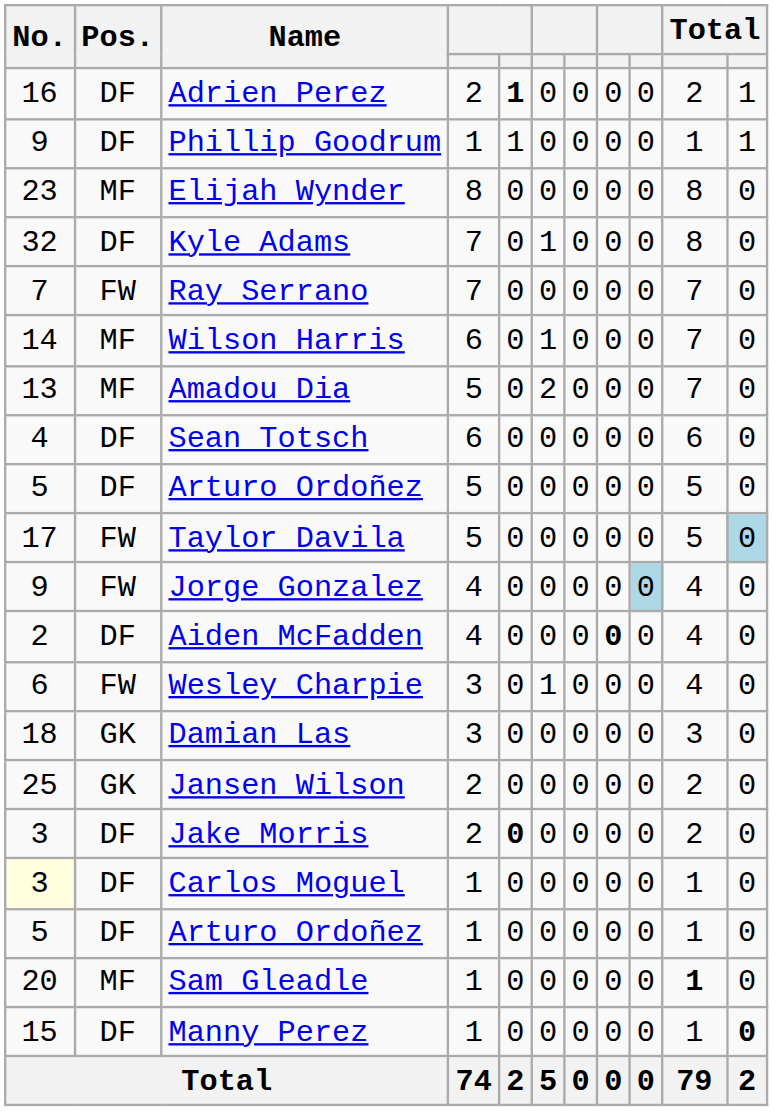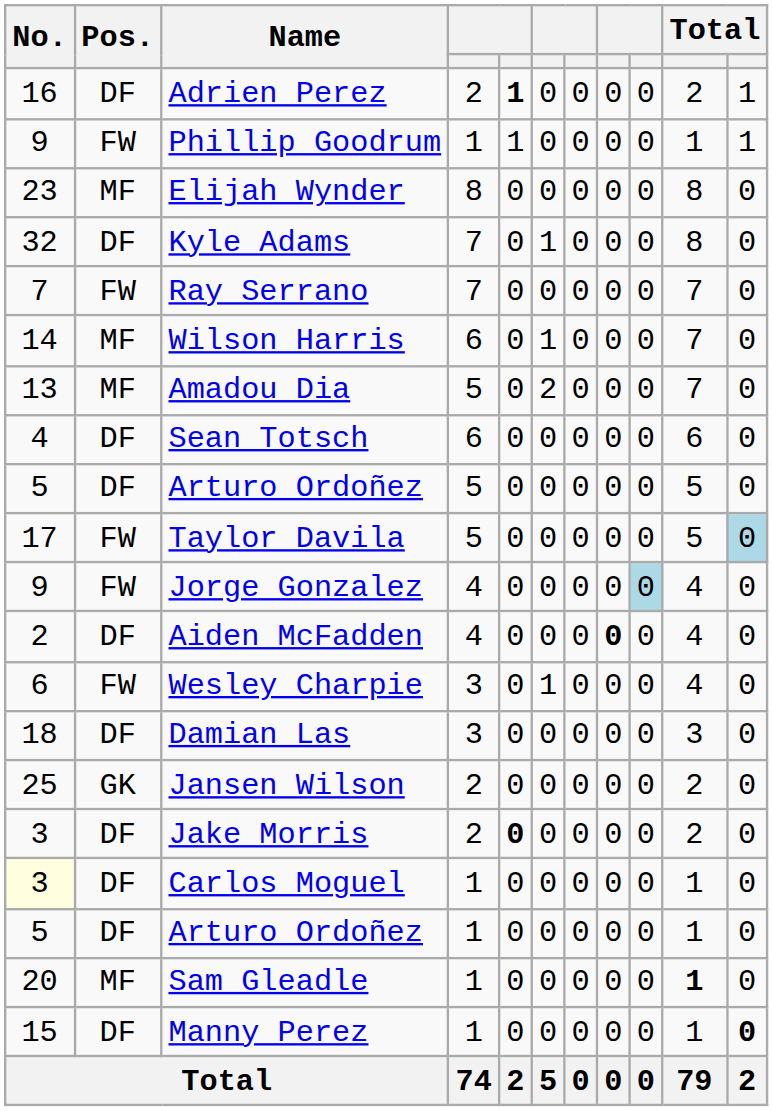(118, 143) DF -> (118, 143) FW
(118, 735) GK -> (118, 735) DF
